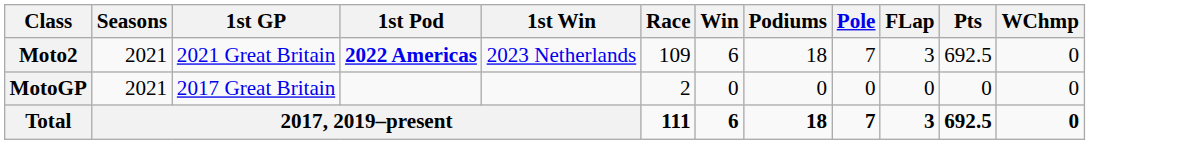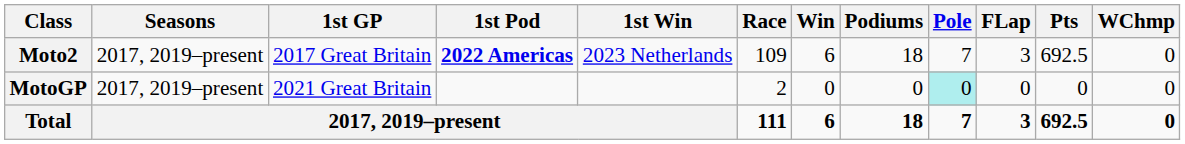(146, 54) 2021 -> (180, 54) 2017, 2019–present
(256, 54) 2021 Great Britain -> (352, 54) 2017 Great Britain
(146, 88) 2021 -> (180, 88) 2017, 2019–present
(256, 88) 2017 Great Britain -> (352, 88) 2021 Great Britain
(870, 88) no background -> (966, 88) paleturquoise background
